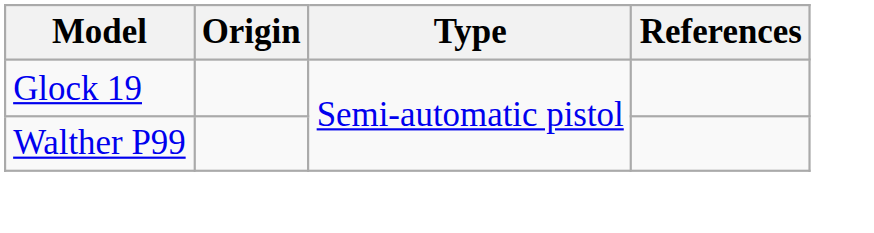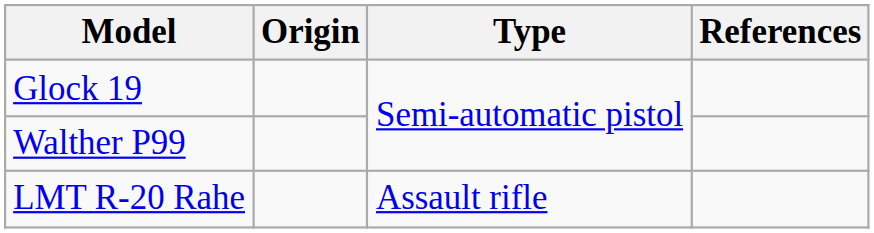+ row: (129, 198)
